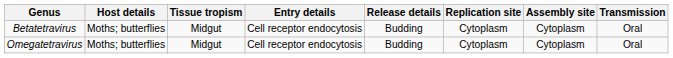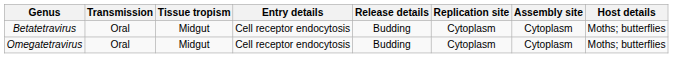columns swapped: (126, 12) <-> (633, 12)
